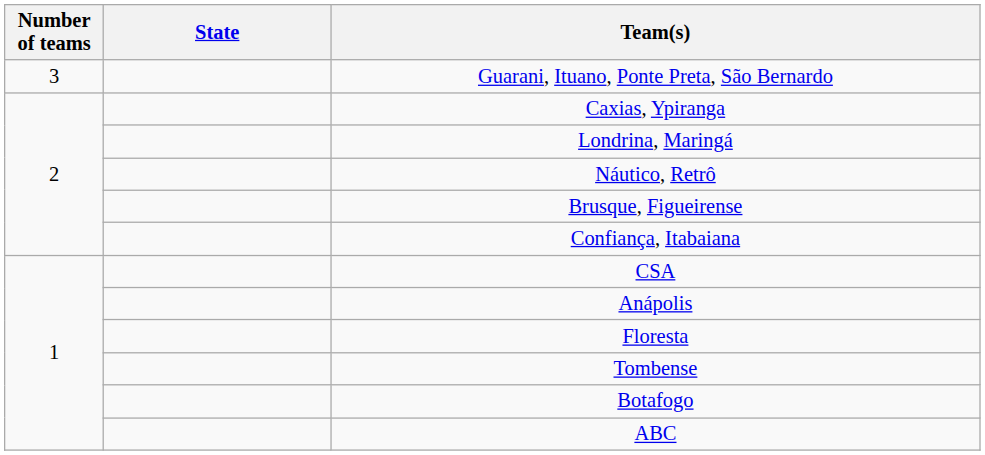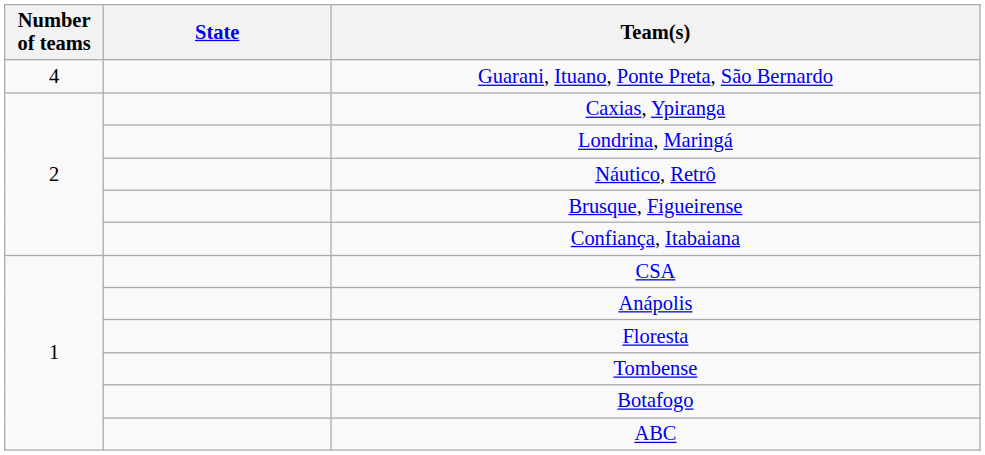(54, 76) 3 -> (54, 76) 4
